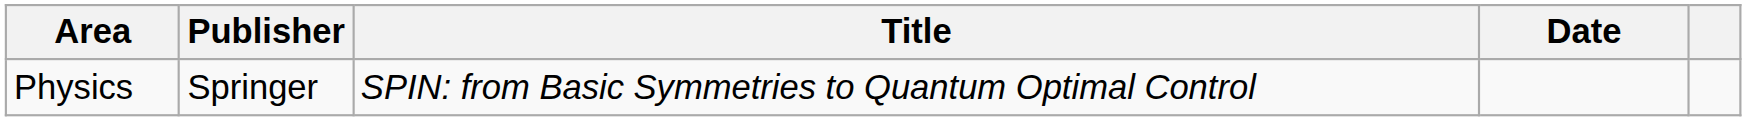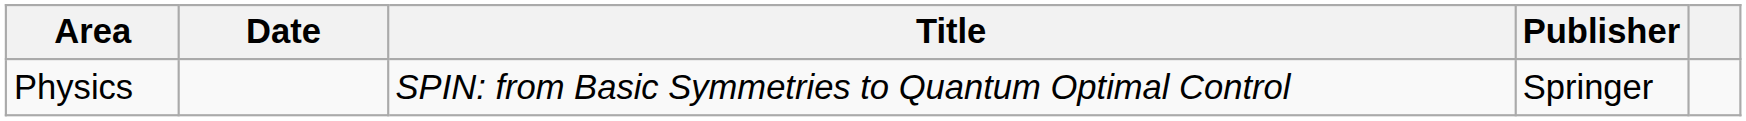columns swapped: (266, 31) <-> (1584, 31)
